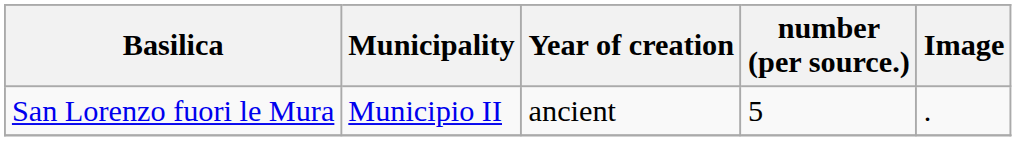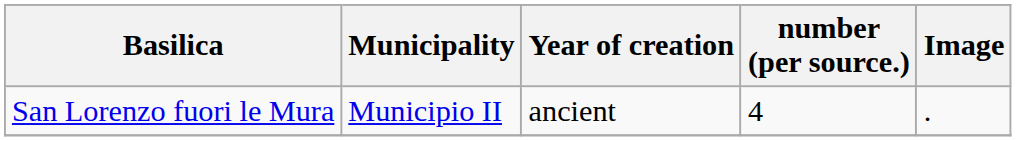(756, 110) 5 -> (756, 110) 4
